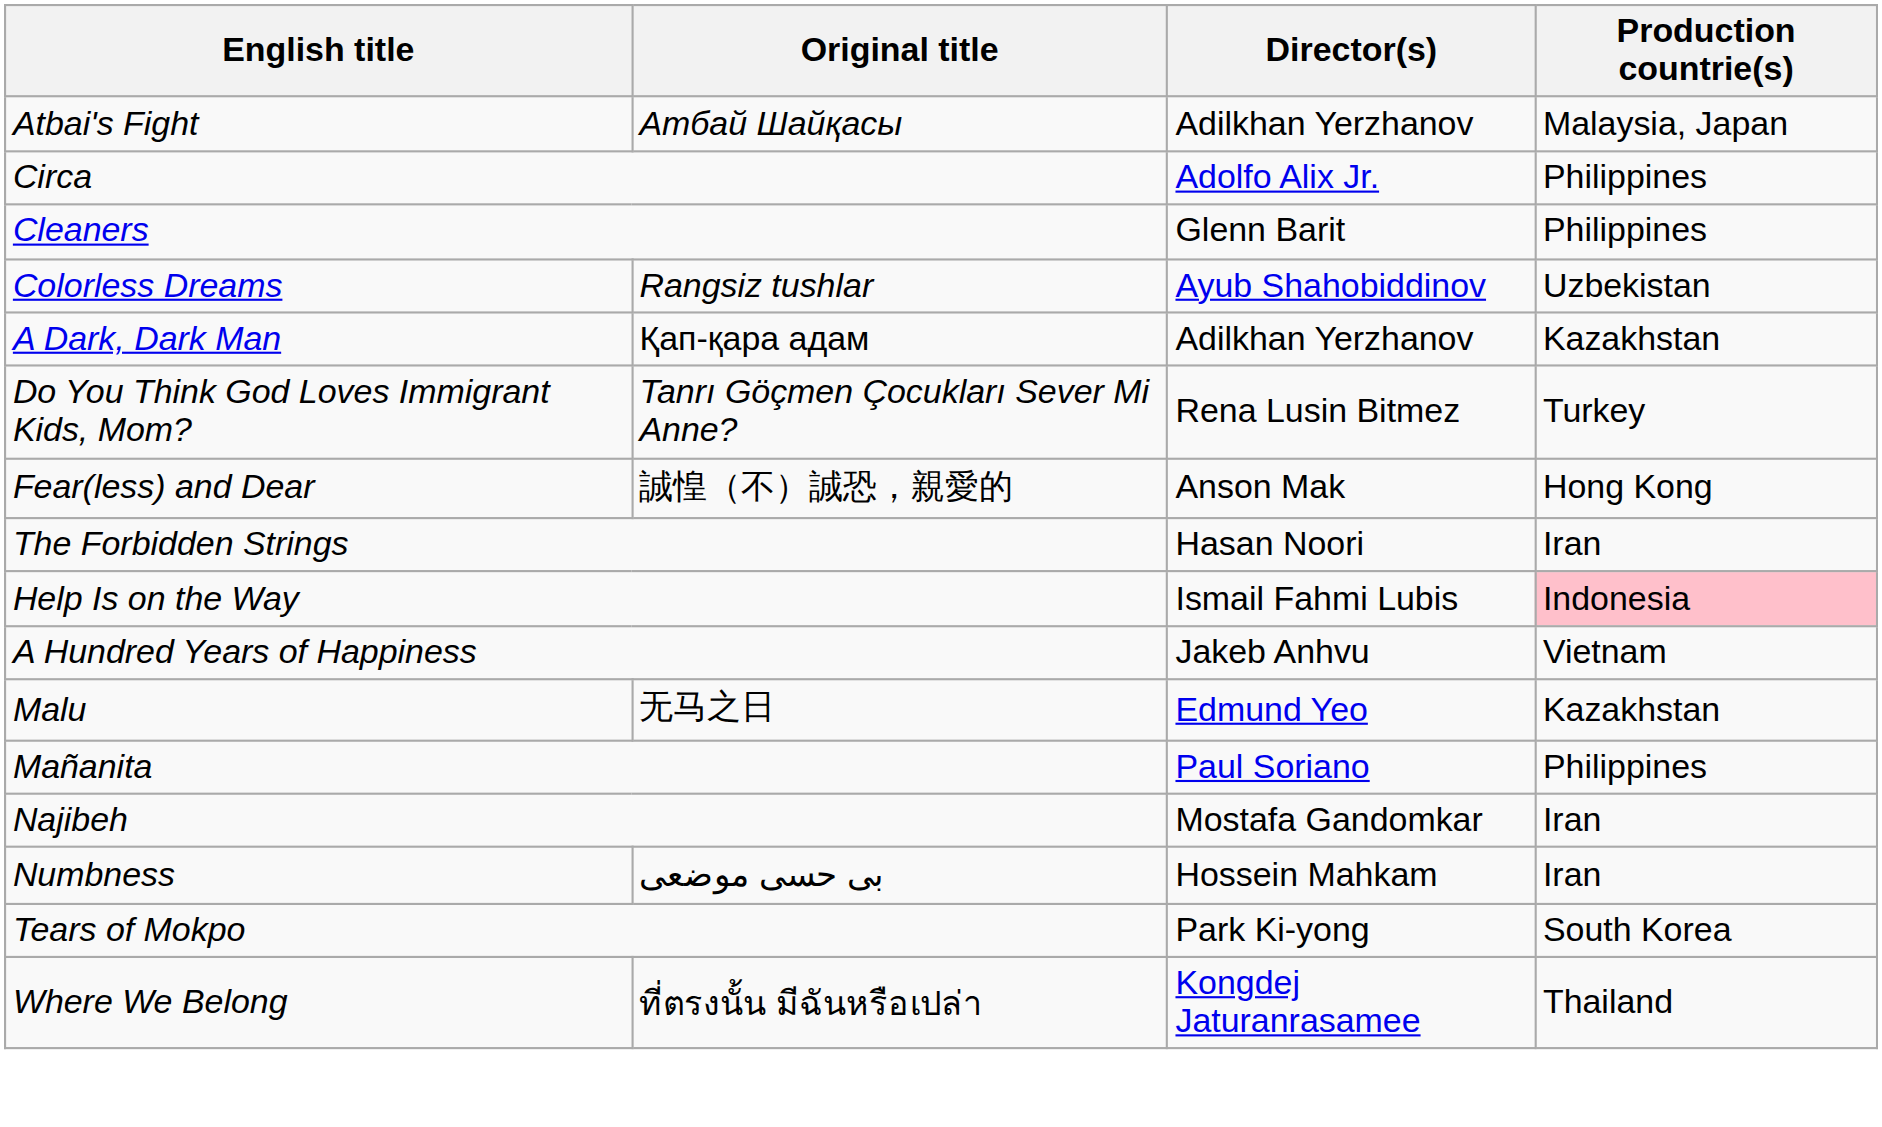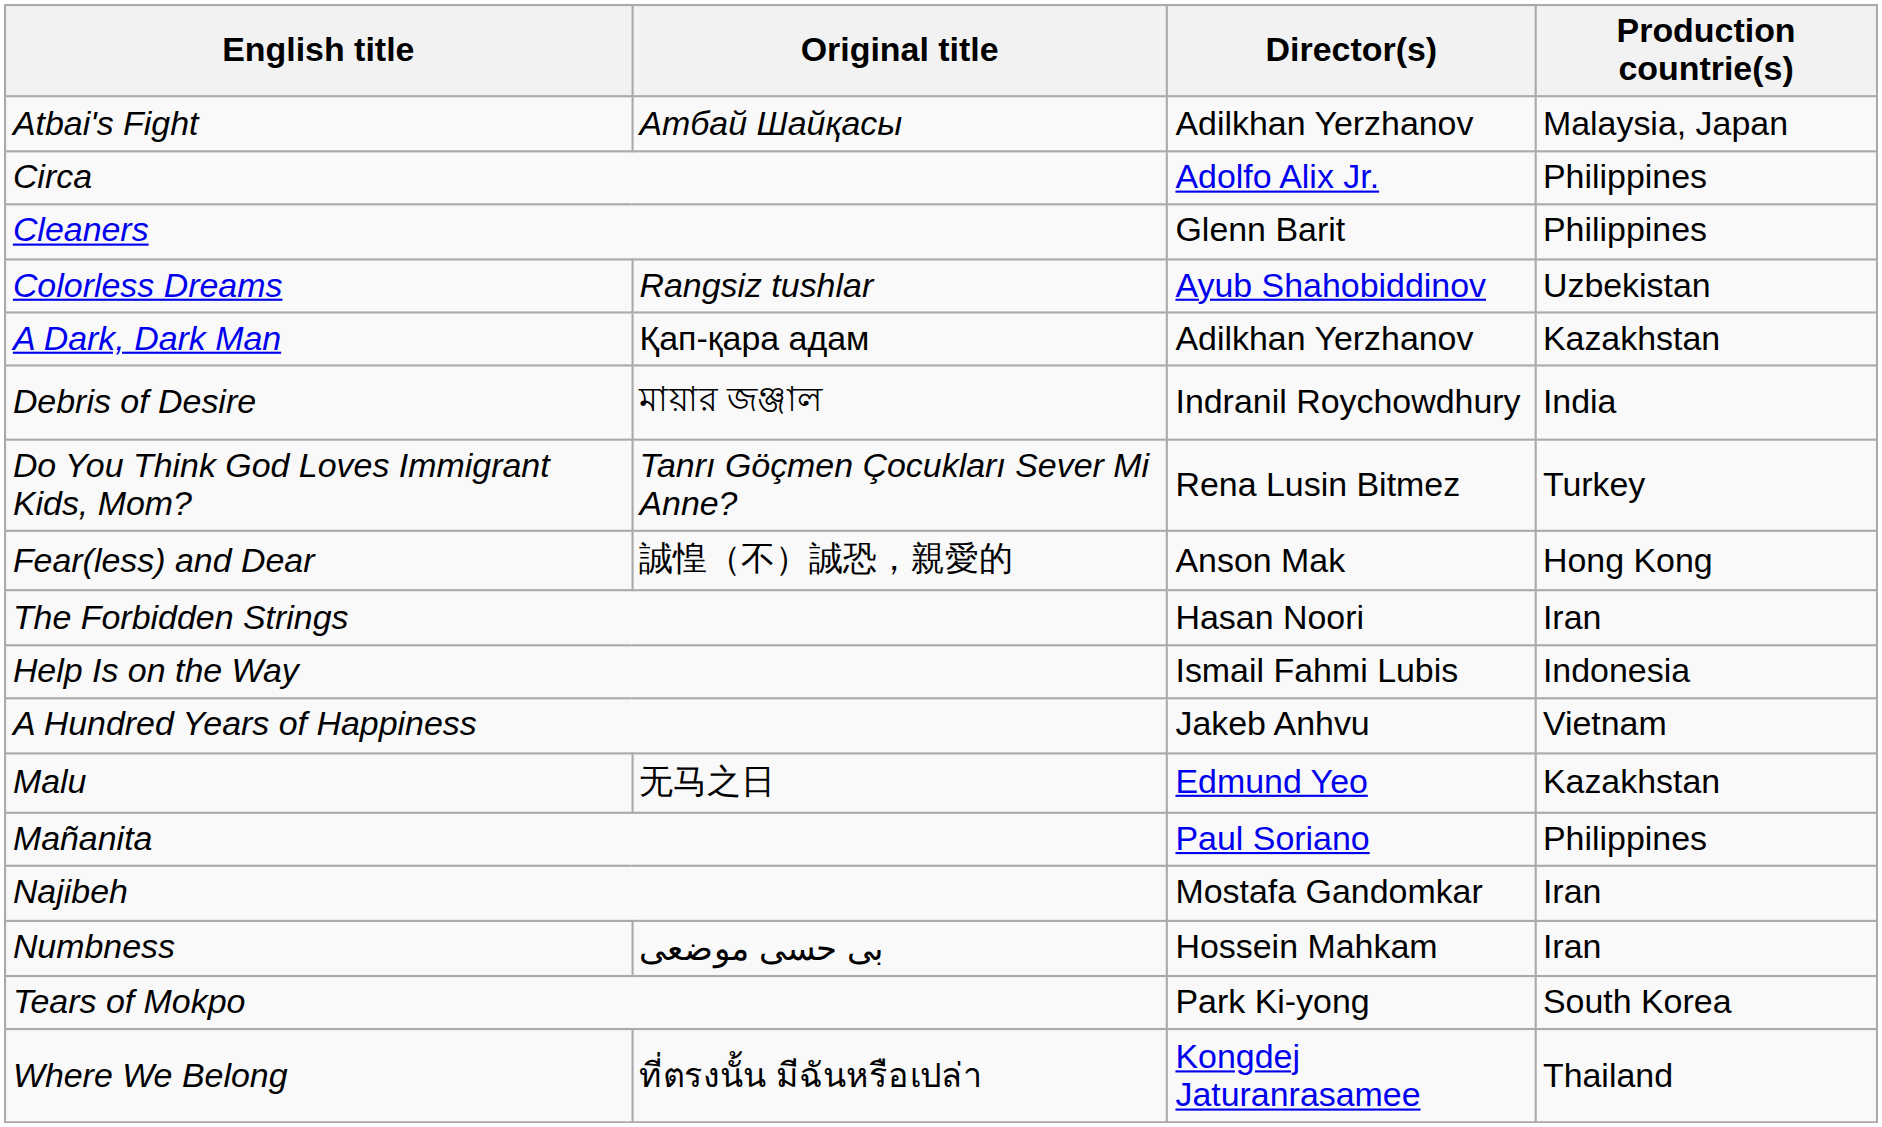+ row: (134, 401)
(1616, 598) pink background -> (1616, 671) no background
